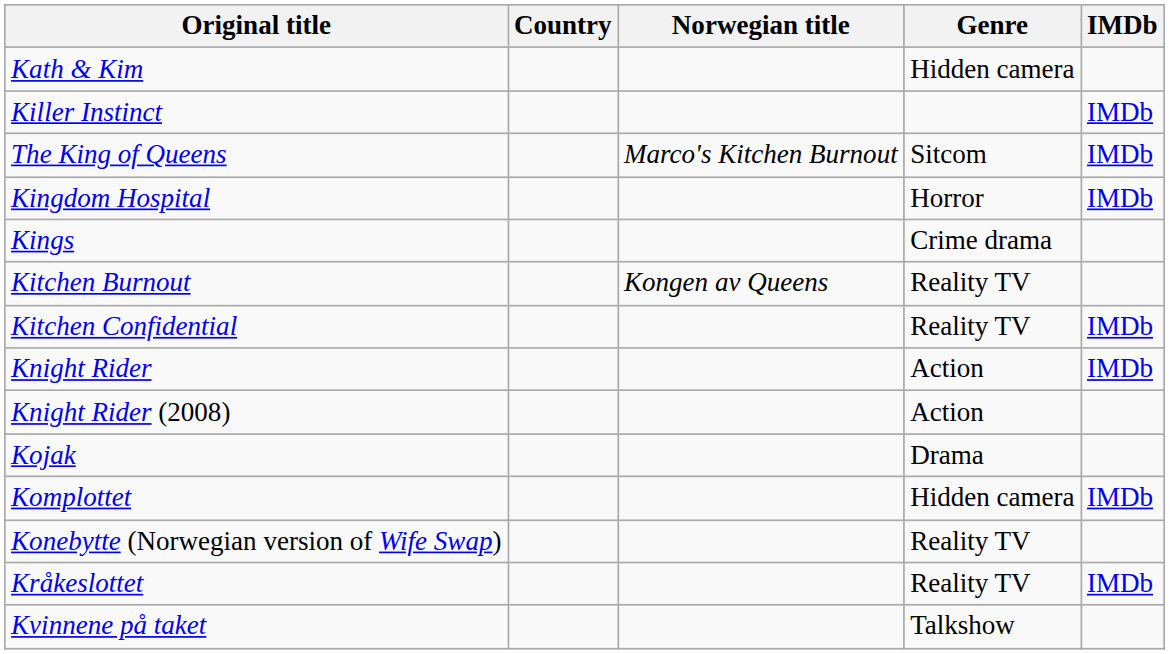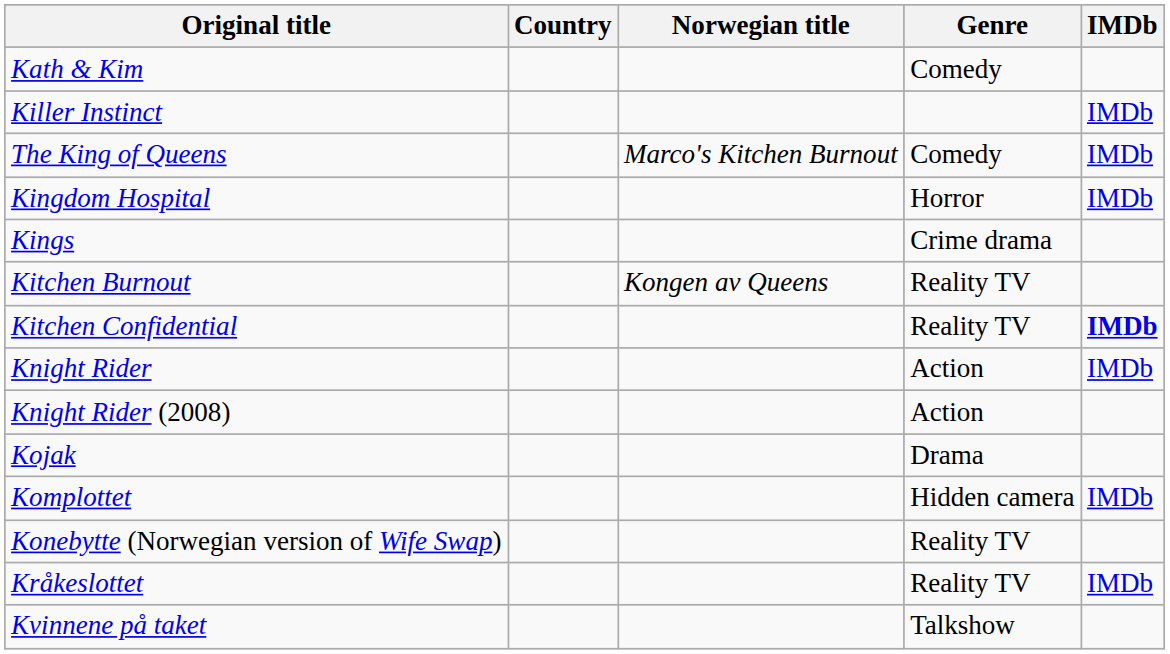(992, 68) Hidden camera -> (956, 68) Comedy
(948, 154) Sitcom -> (956, 154) Comedy
(1120, 326) normal -> (1122, 326) bold
